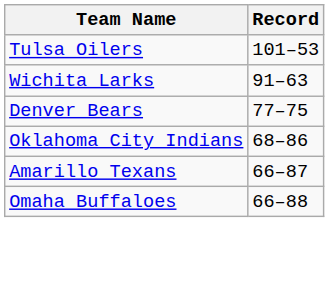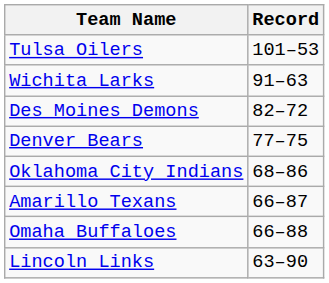+ row: (104, 111)
+ row: (82, 262)
